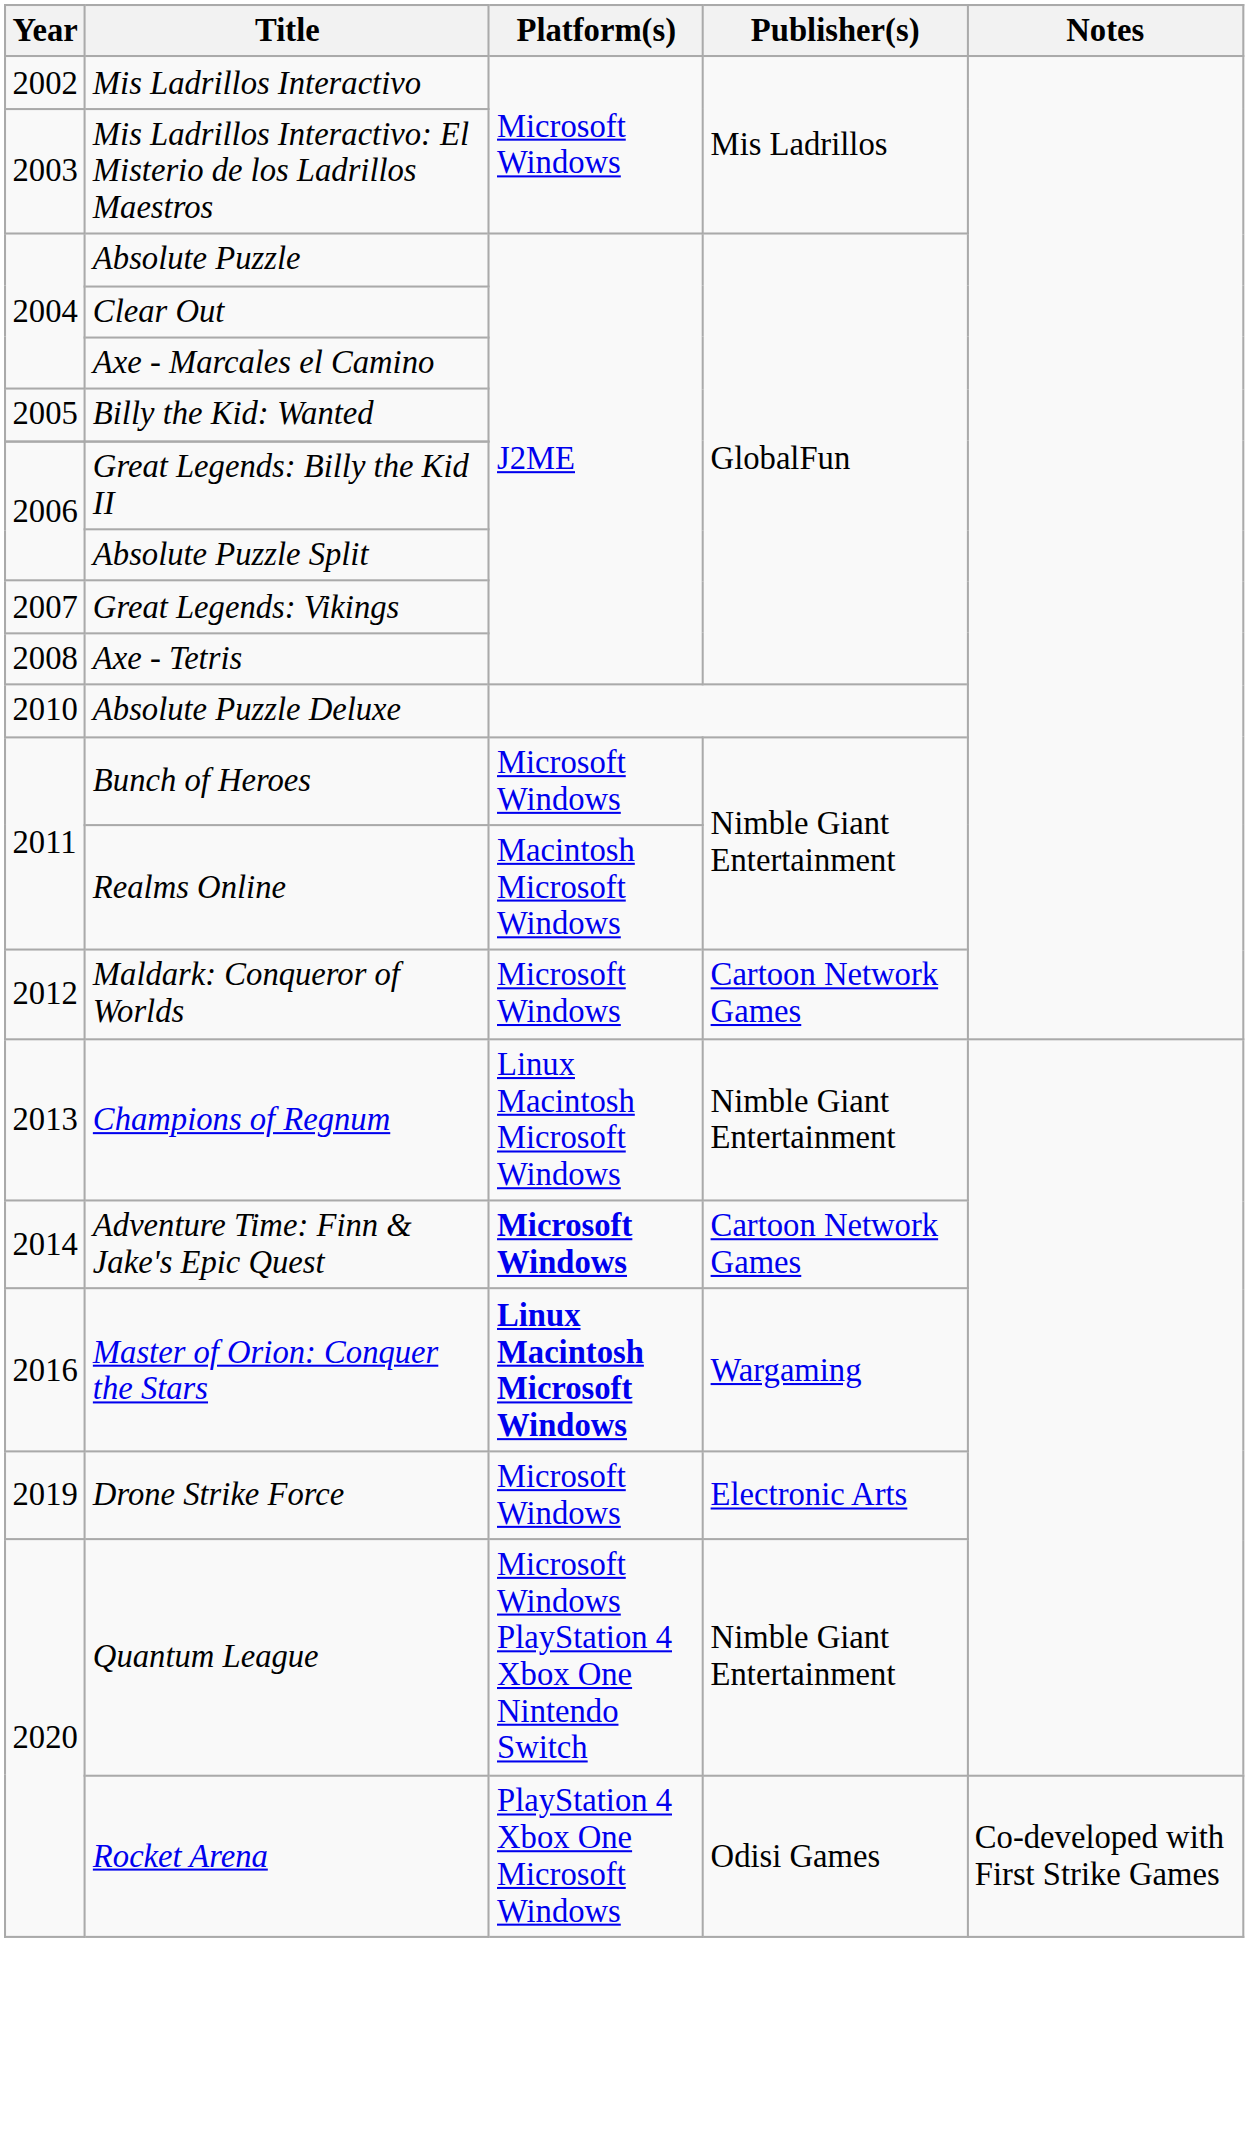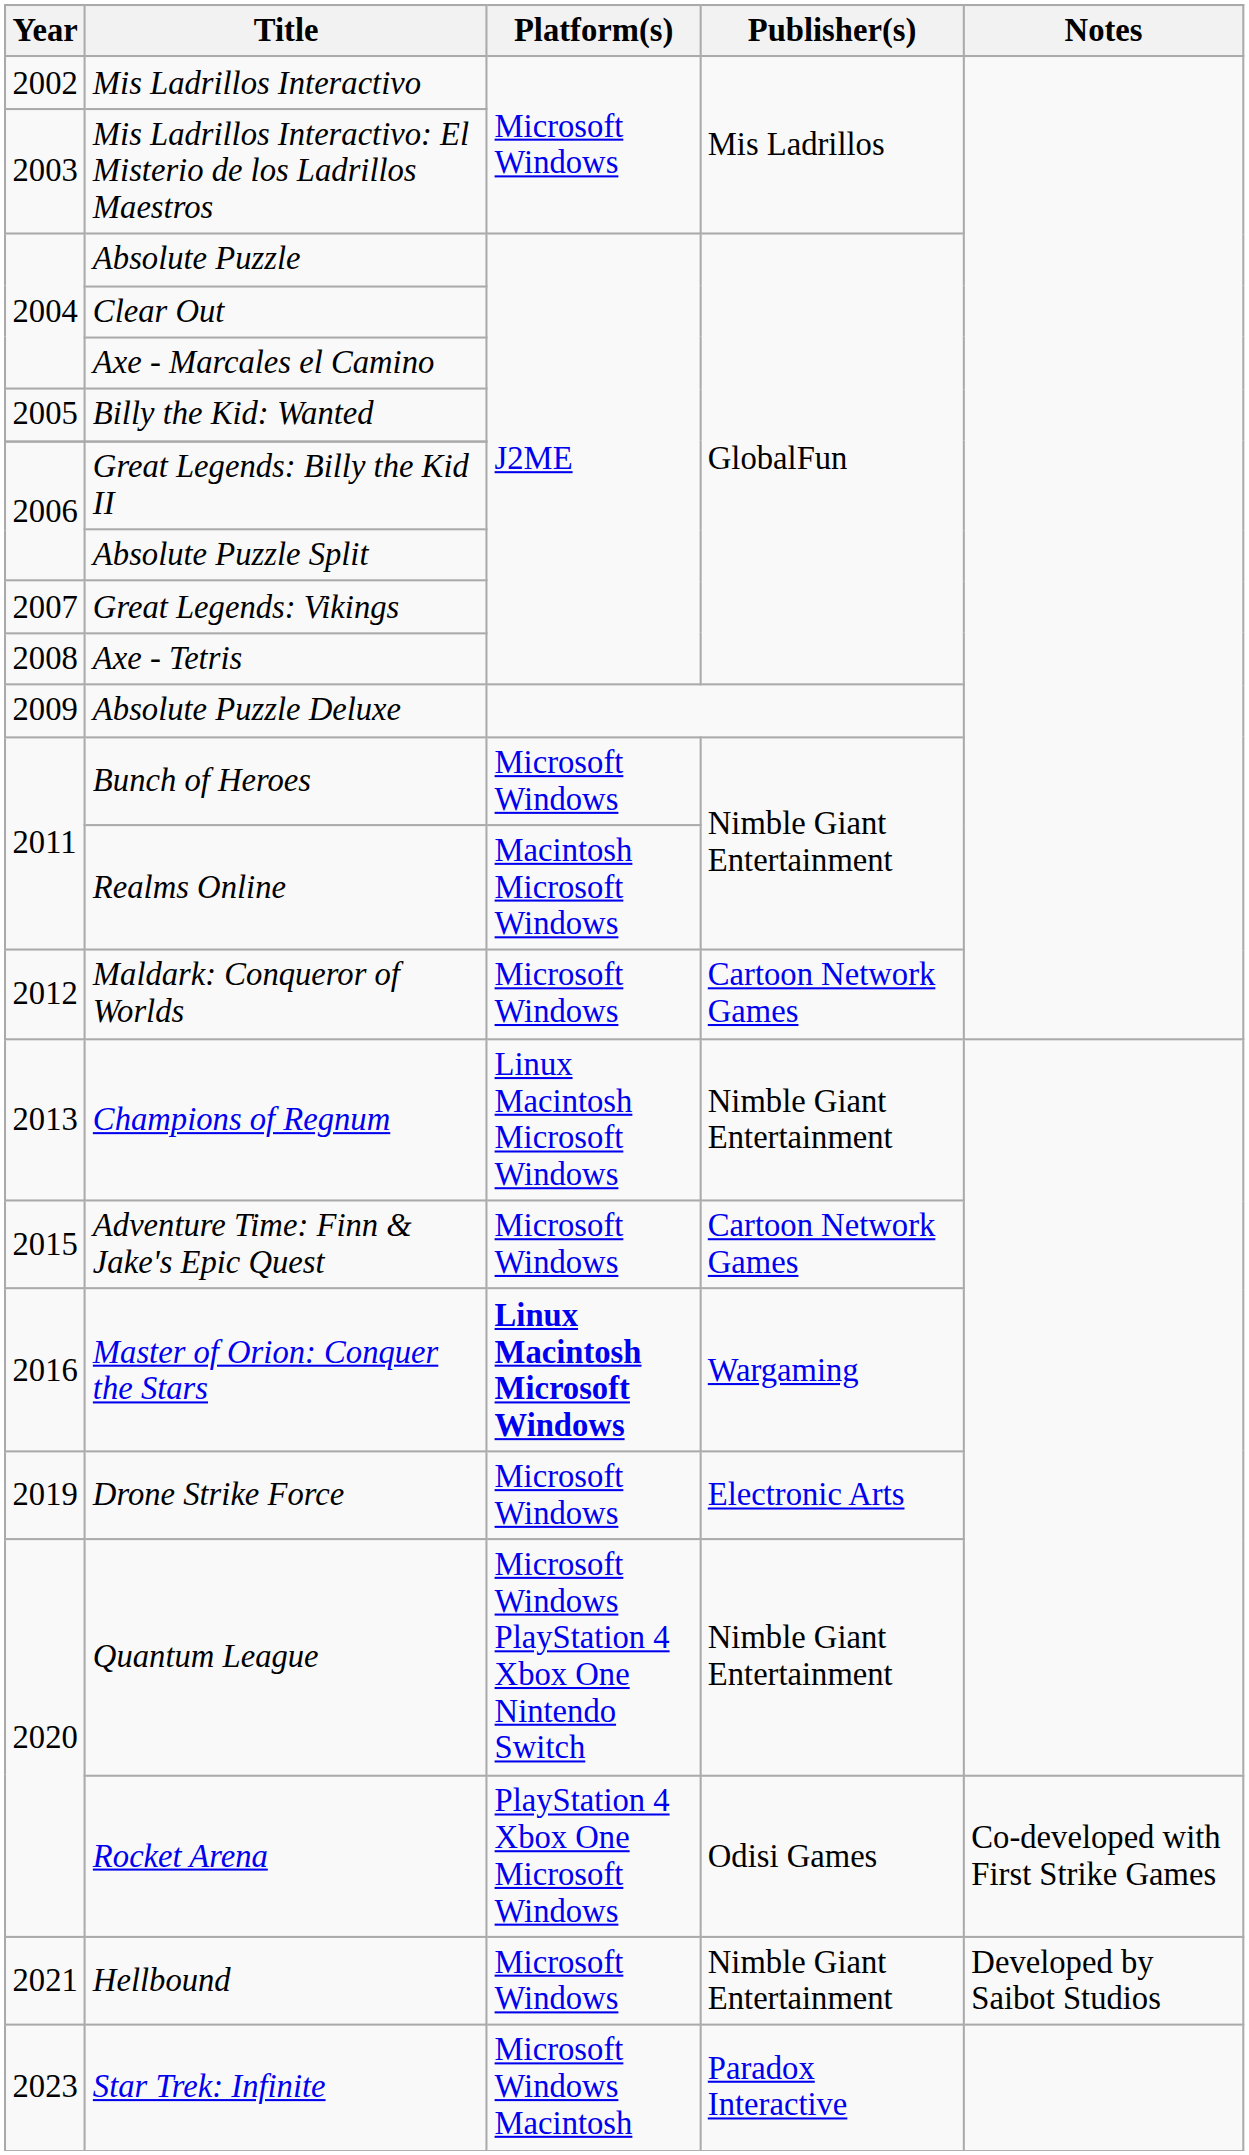(45, 709) 2010 -> (45, 709) 2009
(45, 1244) 2014 -> (45, 1244) 2015
(565, 1244) bold -> (559, 1244) normal
+ row: (162, 1980)
+ row: (209, 2087)
